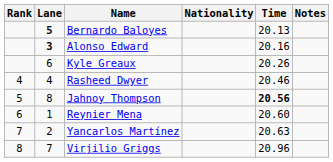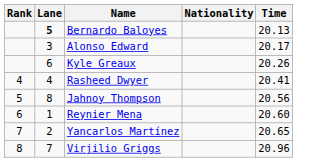- column: (310, 13)
(49, 47) bold -> (49, 47) normal
(274, 47) 20.16 -> (274, 47) 20.17
(274, 81) 20.46 -> (274, 81) 20.41
(274, 98) bold -> (274, 98) normal
(274, 132) 20.63 -> (274, 132) 20.65
